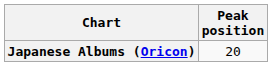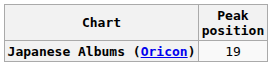(233, 51) 20 -> (233, 51) 19
